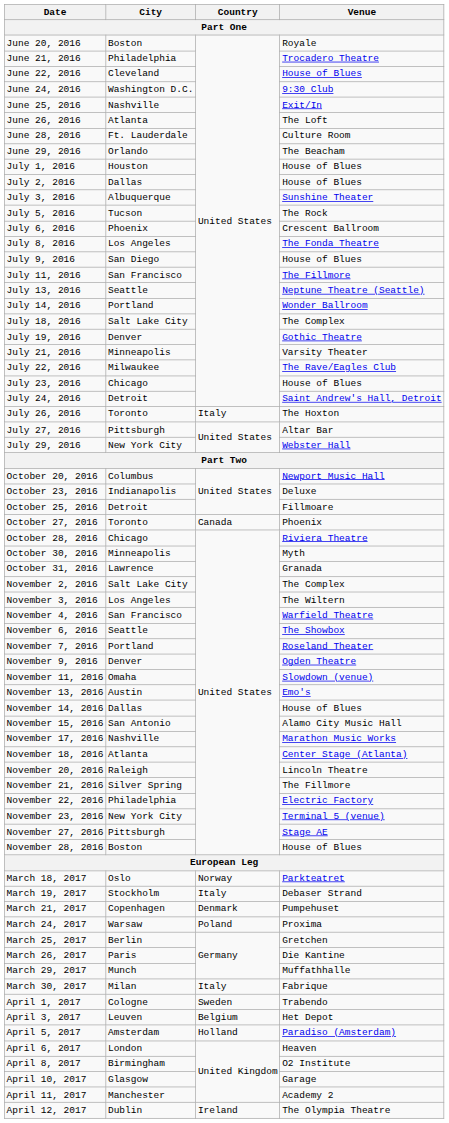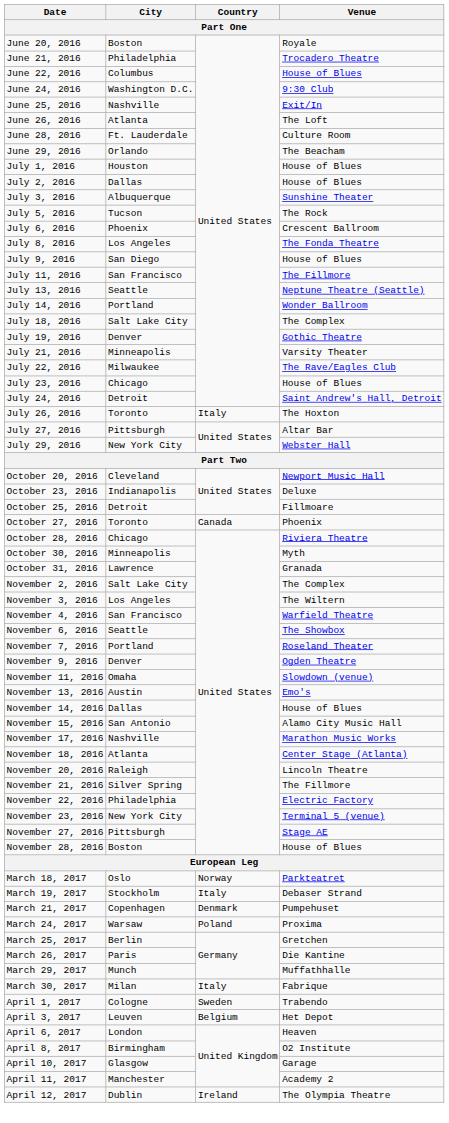(134, 74) Cleveland -> (131, 74) Columbus
(131, 476) Columbus -> (134, 476) Cleveland
- row: (44, 1033)
